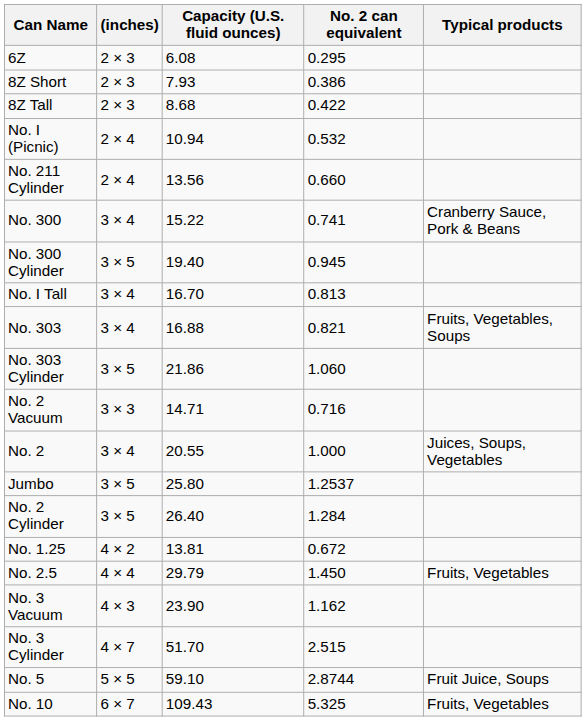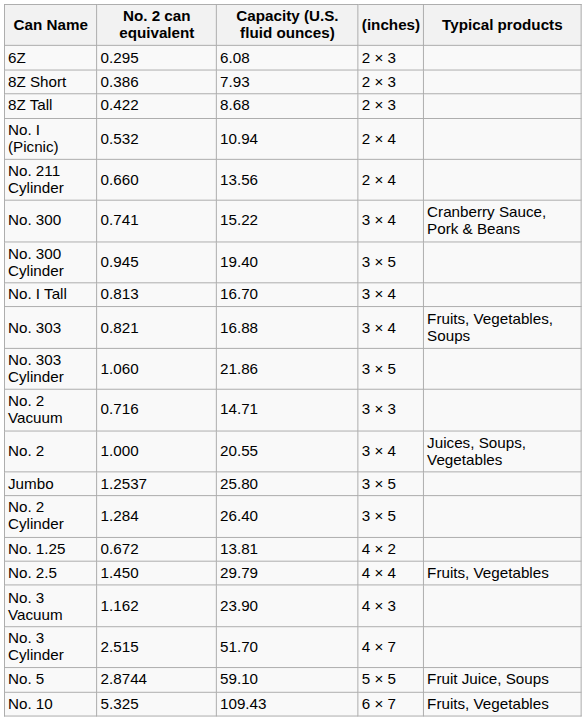columns swapped: (130, 25) <-> (364, 25)
